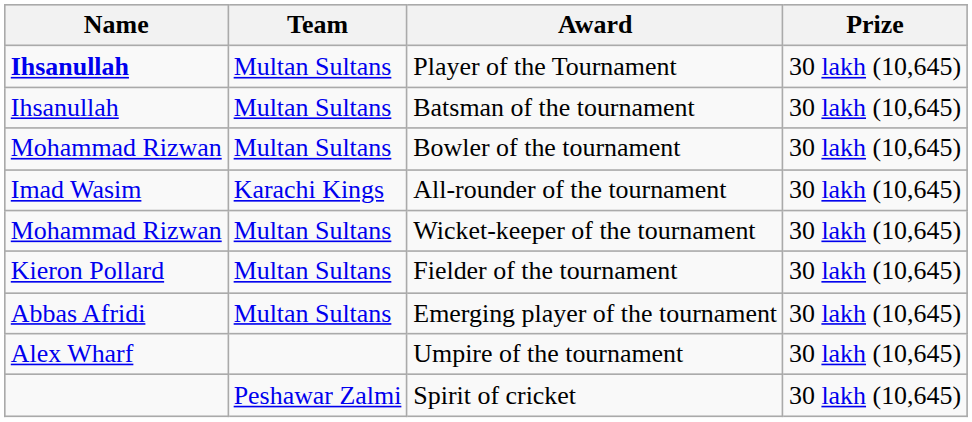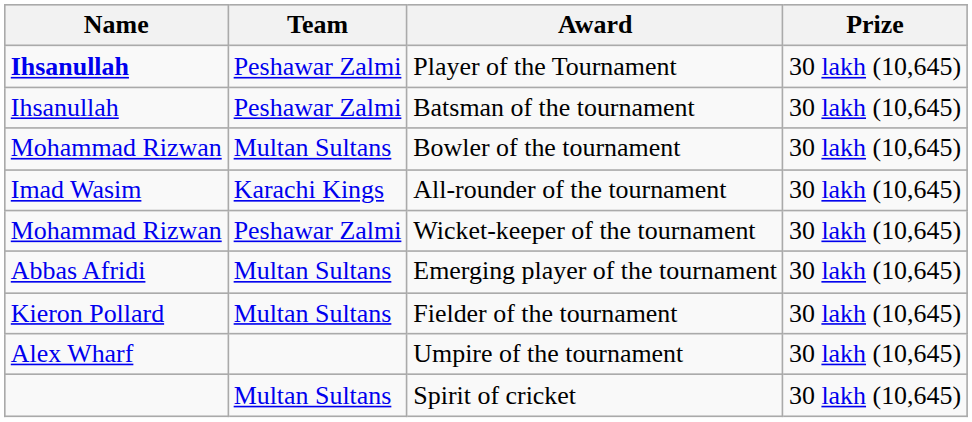(313, 66) Multan Sultans -> (318, 66) Peshawar Zalmi
(313, 107) Multan Sultans -> (318, 107) Peshawar Zalmi
(313, 230) Multan Sultans -> (318, 230) Peshawar Zalmi
rows swapped: (545, 271) <-> (595, 312)
(318, 395) Peshawar Zalmi -> (313, 395) Multan Sultans
